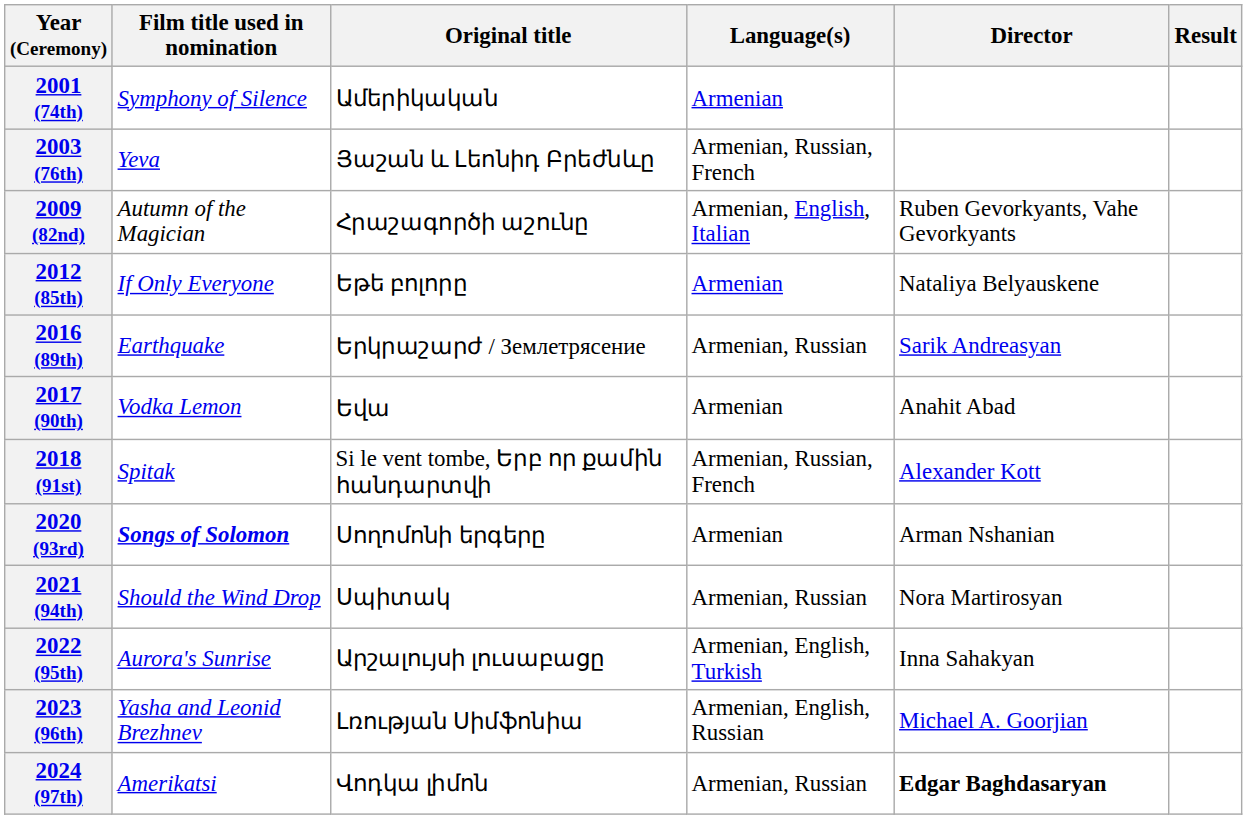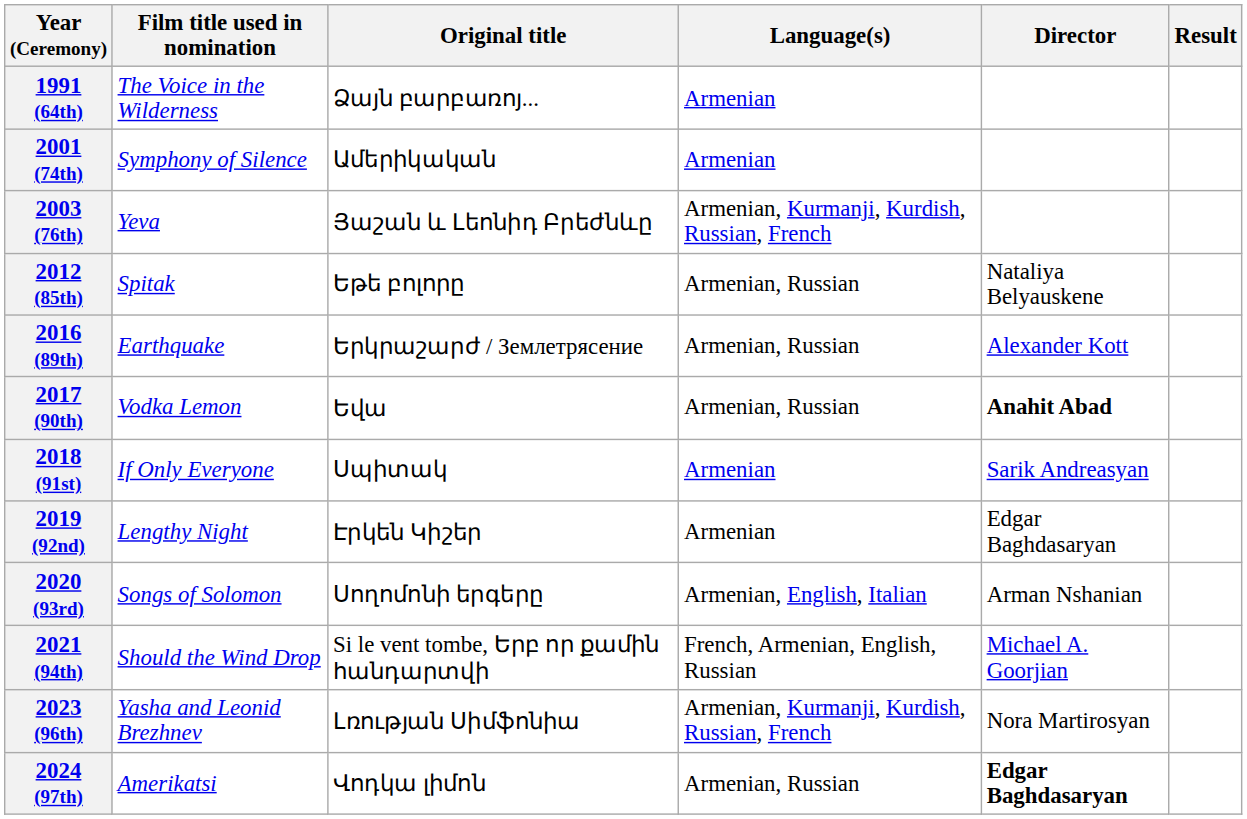+ row: (58, 97)
(782, 159) Armenian, Russian, French -> (825, 221) Armenian, Kurmanji, Kurdish, Russian, French
- row: (58, 221)
(196, 283) If Only Everyone -> (146, 283) Spitak
(737, 283) Armenian -> (772, 283) Armenian, Russian
(980, 345) Sarik Andreasyan -> (1057, 345) Alexander Kott
(737, 407) Armenian -> (772, 407) Armenian, Russian
(957, 407) normal -> (1049, 407) bold
(146, 471) Spitak -> (196, 469) If Only Everyone
(499, 471) Si le vent tombe, Երբ որ քամին հանդարտվի -> (390, 470) Սպիտակ
(782, 471) Armenian, Russian, French -> (730, 469) Armenian
(970, 471) Alexander Kott -> (1068, 469) Sarik Andreasyan
+ row: (58, 531)
(203, 534) bold -> (200, 593) normal
(737, 534) Armenian -> (805, 593) Armenian, English, Italian
(393, 597) Սպիտակ -> (496, 657) Si le vent tombe, Երբ որ քամին հանդարտվի
(779, 596) Armenian, Russian -> (810, 657) French, Armenian, English, Russian
(981, 596) Nora Martirosyan -> (1037, 657) Michael A. Goorjian
- row: (58, 658)
(781, 720) Armenian, English, Russian -> (825, 720) Armenian, Kurmanji, Kurdish, Russian, French
(993, 720) Michael A. Goorjian -> (1068, 720) Nora Martirosyan
